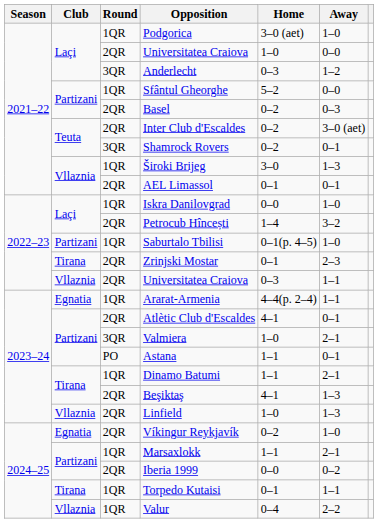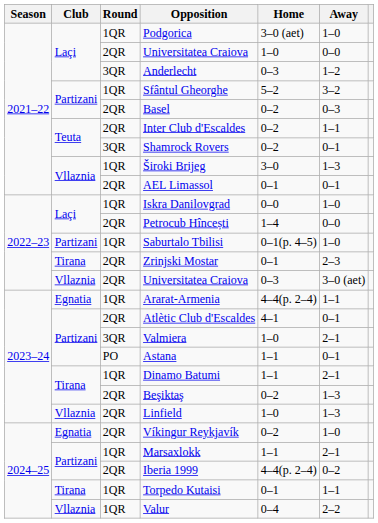(331, 90) 0–0 -> (331, 90) 3–2
(344, 128) 3–0 (aet) -> (331, 128) 1–1
(331, 223) 3–2 -> (331, 223) 0–0
(331, 280) 1–1 -> (344, 280) 3–0 (aet)
(270, 394) 4–1 -> (270, 394) 0–2
(270, 470) 0–0 -> (289, 470) 4–4(p. 2–4)
